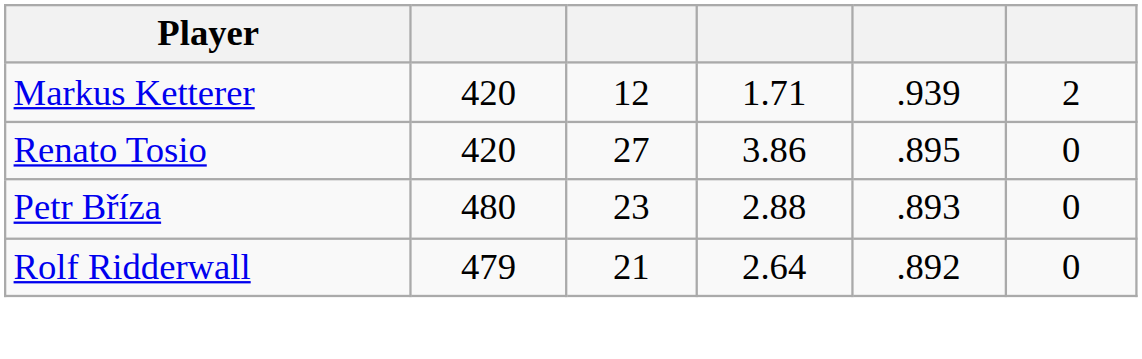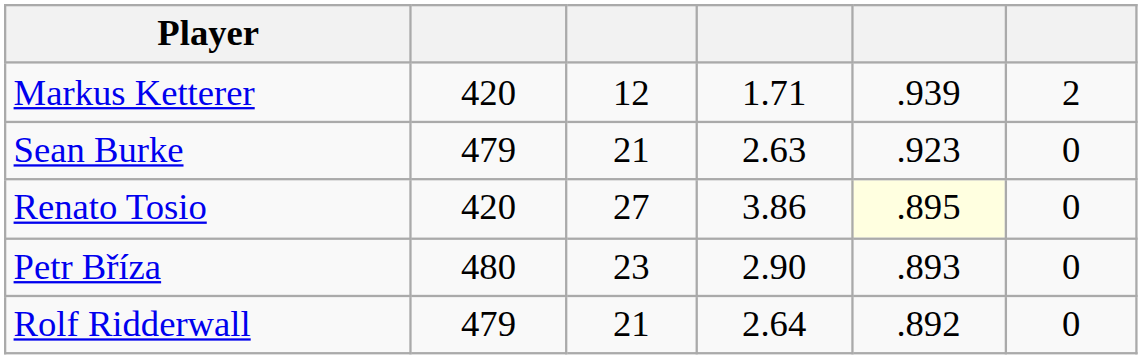+ row: (99, 149)
(928, 149) no background -> (928, 207) lightyellow background
(774, 207) 2.88 -> (774, 265) 2.90
